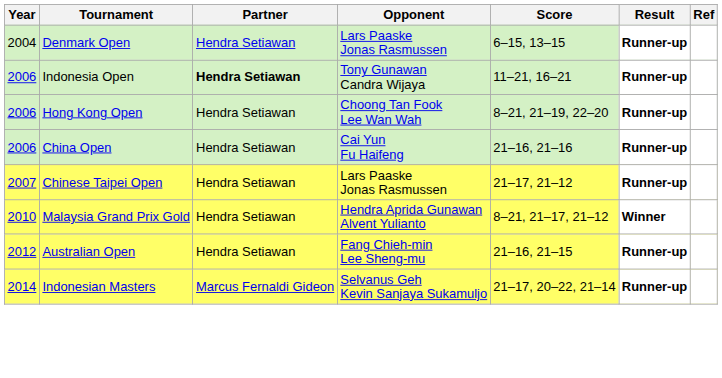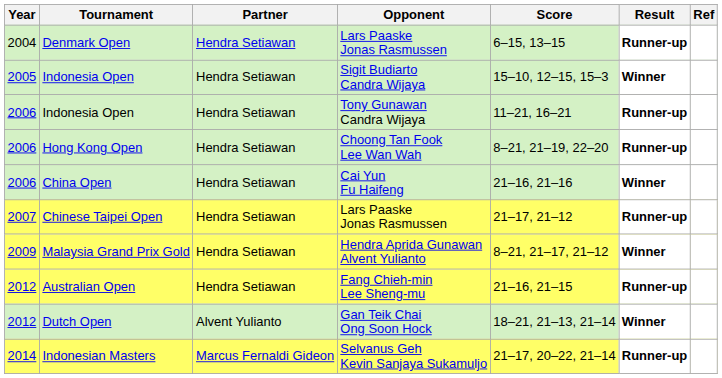+ row: (88, 78)
(248, 78) bold -> (246, 113) normal
(655, 147) Runner-up -> (644, 182) Winner
(22, 217) 2010 -> (22, 252) 2009
+ row: (77, 322)
